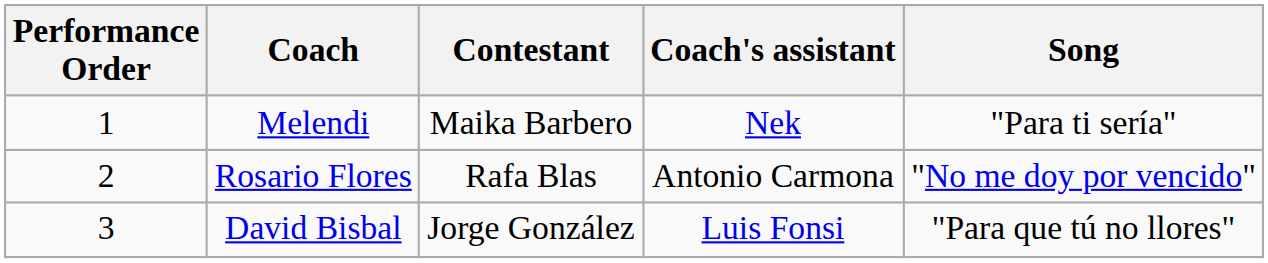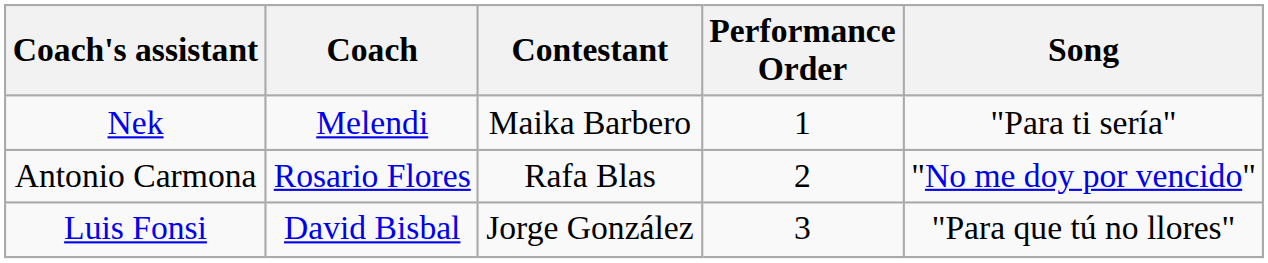columns swapped: (106, 50) <-> (773, 50)
